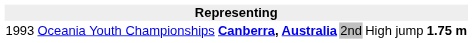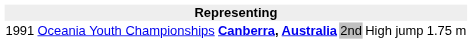(20, 30) 1993 -> (20, 30) 1991
(447, 30) bold -> (447, 30) normal
